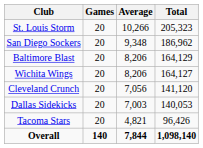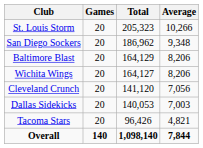columns swapped: (177, 12) <-> (136, 12)
